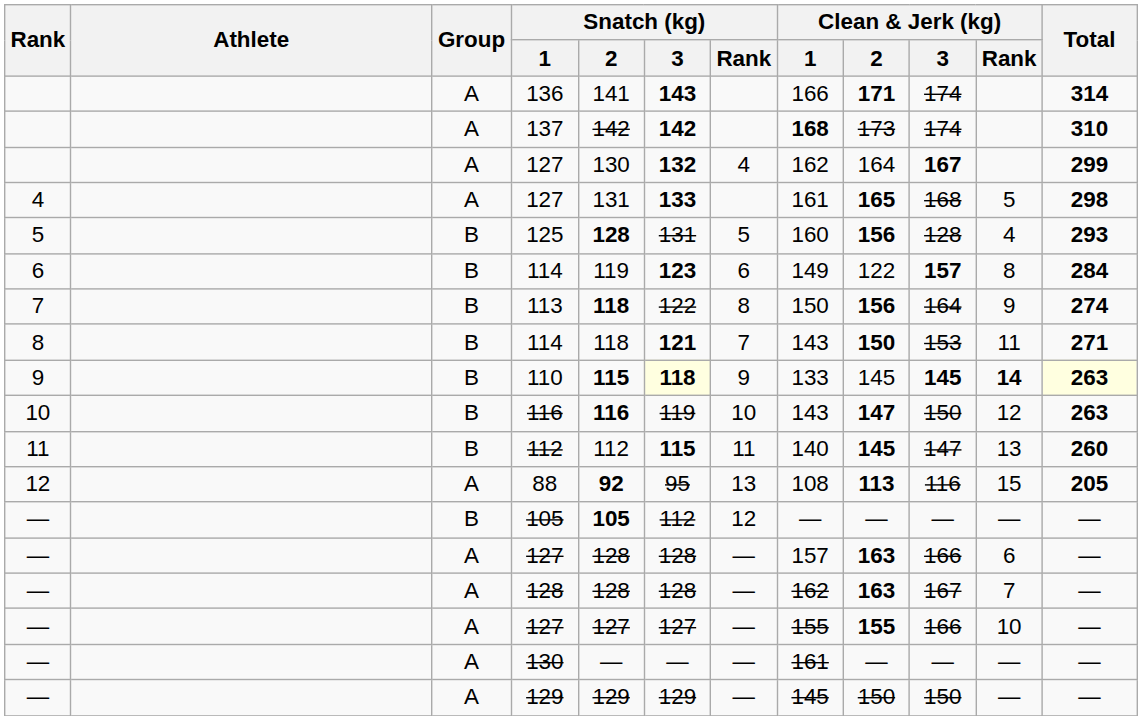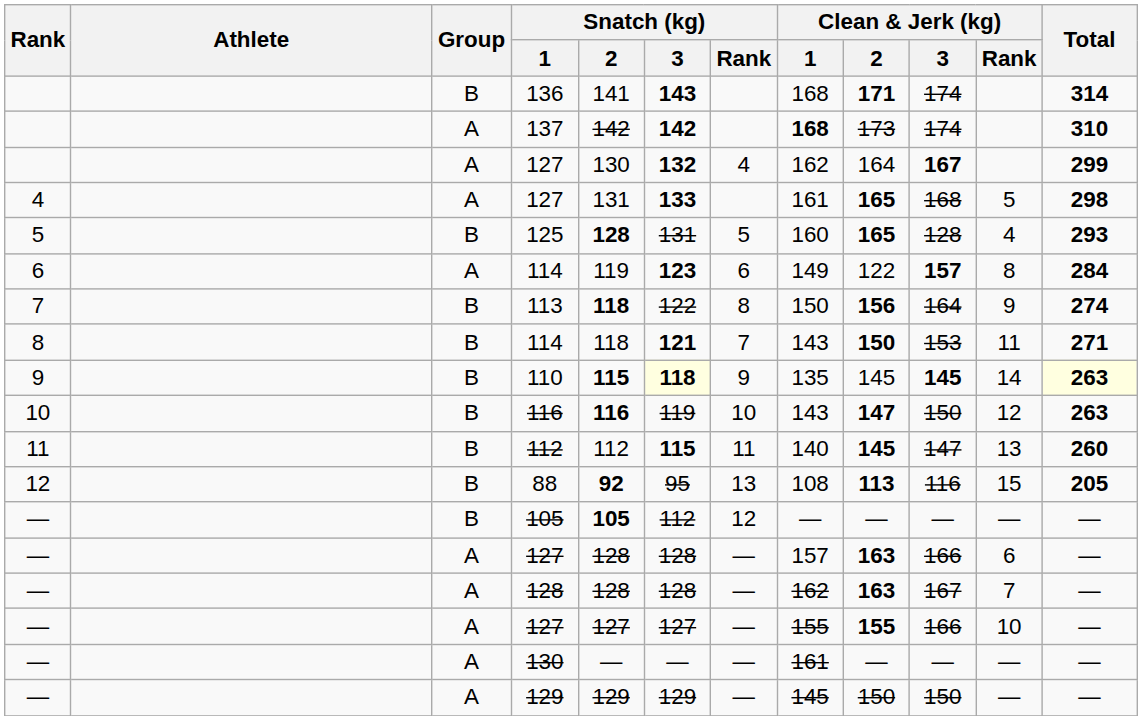(472, 93) A -> (472, 93) B
(810, 93) 166 -> (810, 93) 168
(876, 235) 156 -> (876, 235) 165
(472, 270) B -> (472, 270) A
(810, 377) 133 -> (810, 377) 135
(1009, 377) bold -> (1009, 377) normal
(472, 484) A -> (472, 484) B
